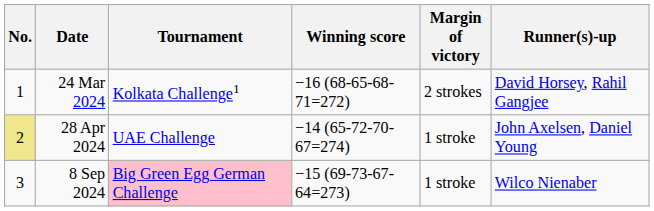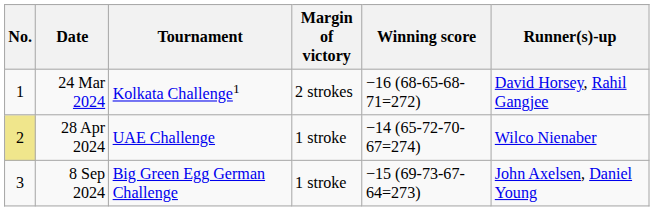columns swapped: (356, 37) <-> (456, 37)
(563, 137) John Axelsen, Daniel Young -> (546, 137) Wilco Nienaber
(189, 183) pink background -> (189, 183) no background
(546, 183) Wilco Nienaber -> (563, 183) John Axelsen, Daniel Young
